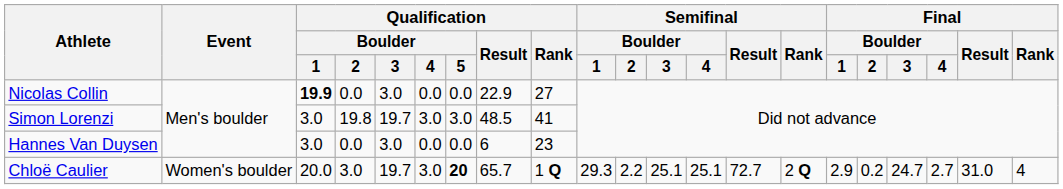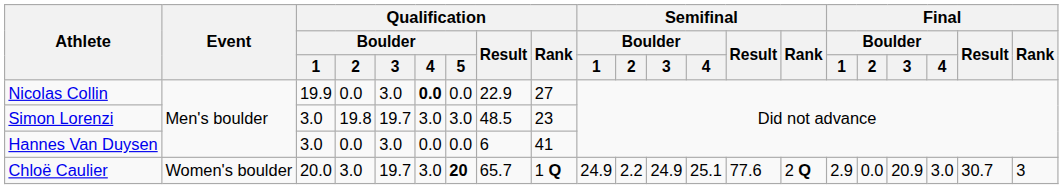(316, 93) bold -> (316, 93) normal
(430, 93) normal -> (430, 93) bold
(544, 119) 41 -> (544, 119) 23
(544, 145) 23 -> (544, 145) 41
(596, 171) 29.3 -> (596, 171) 24.9
(666, 171) 25.1 -> (666, 171) 24.9
(746, 171) 72.7 -> (746, 171) 77.6
(872, 171) 0.2 -> (872, 171) 0.0
(907, 171) 24.7 -> (907, 171) 20.9
(942, 171) 2.7 -> (942, 171) 3.0
(977, 171) 31.0 -> (977, 171) 30.7
(1021, 171) 4 -> (1021, 171) 3
